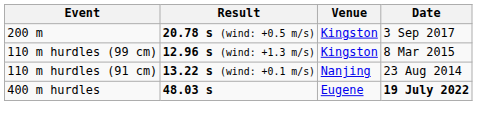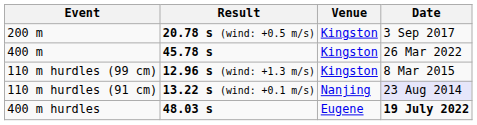+ row: (25, 53)
(423, 72) no background -> (423, 91) lavender background
